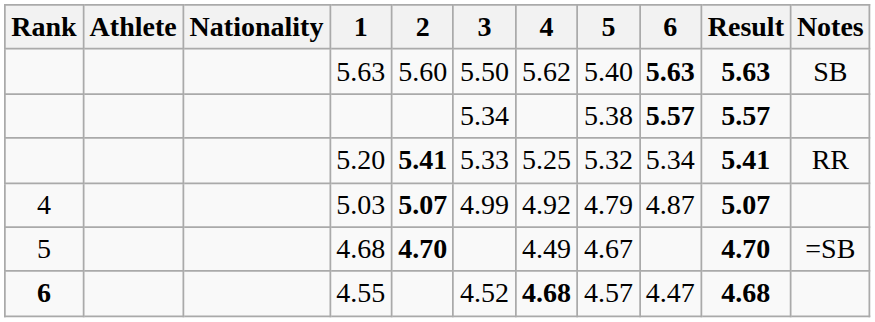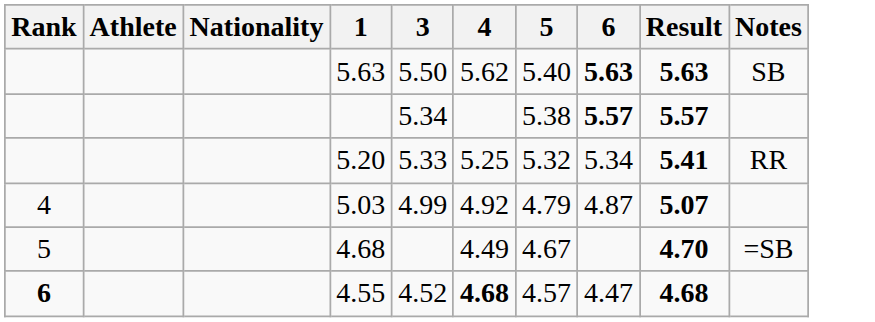- column: (423, 26)
